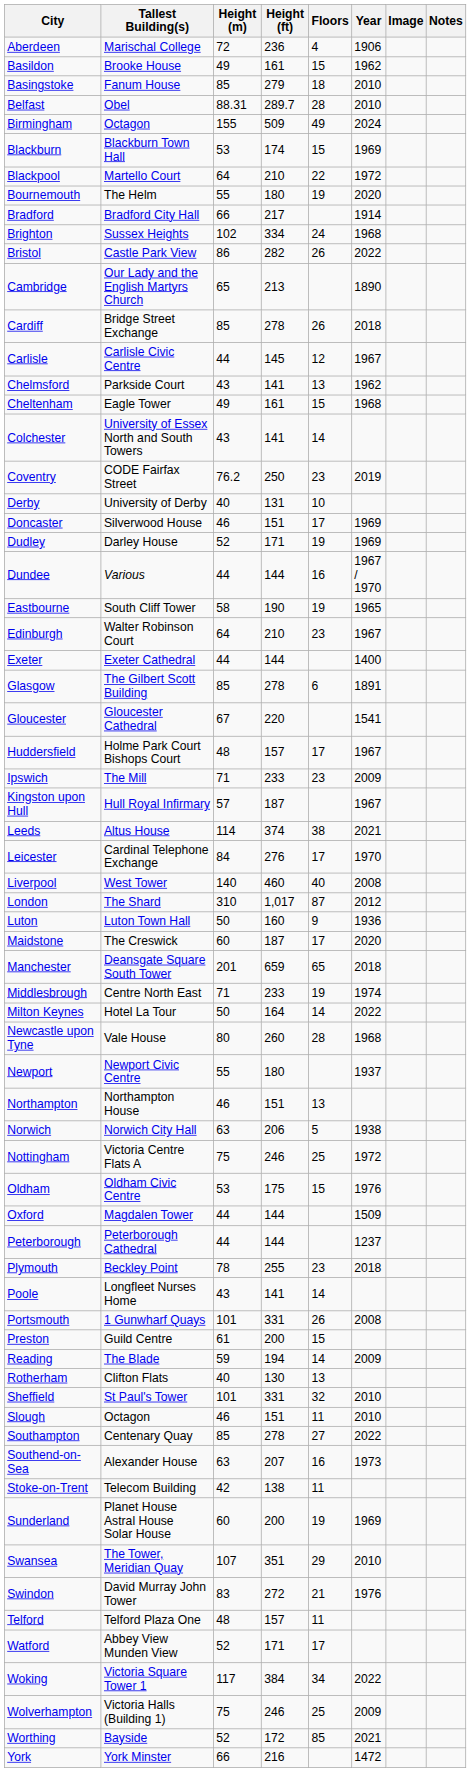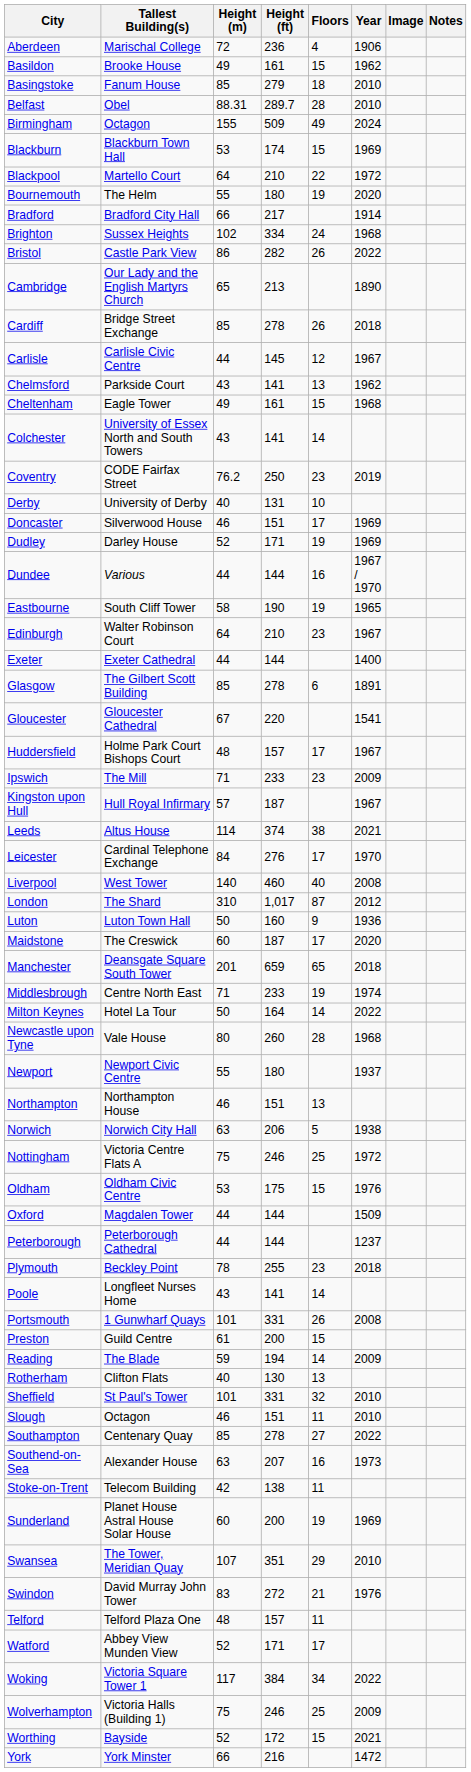(318, 1738) 85 -> (318, 1738) 15
